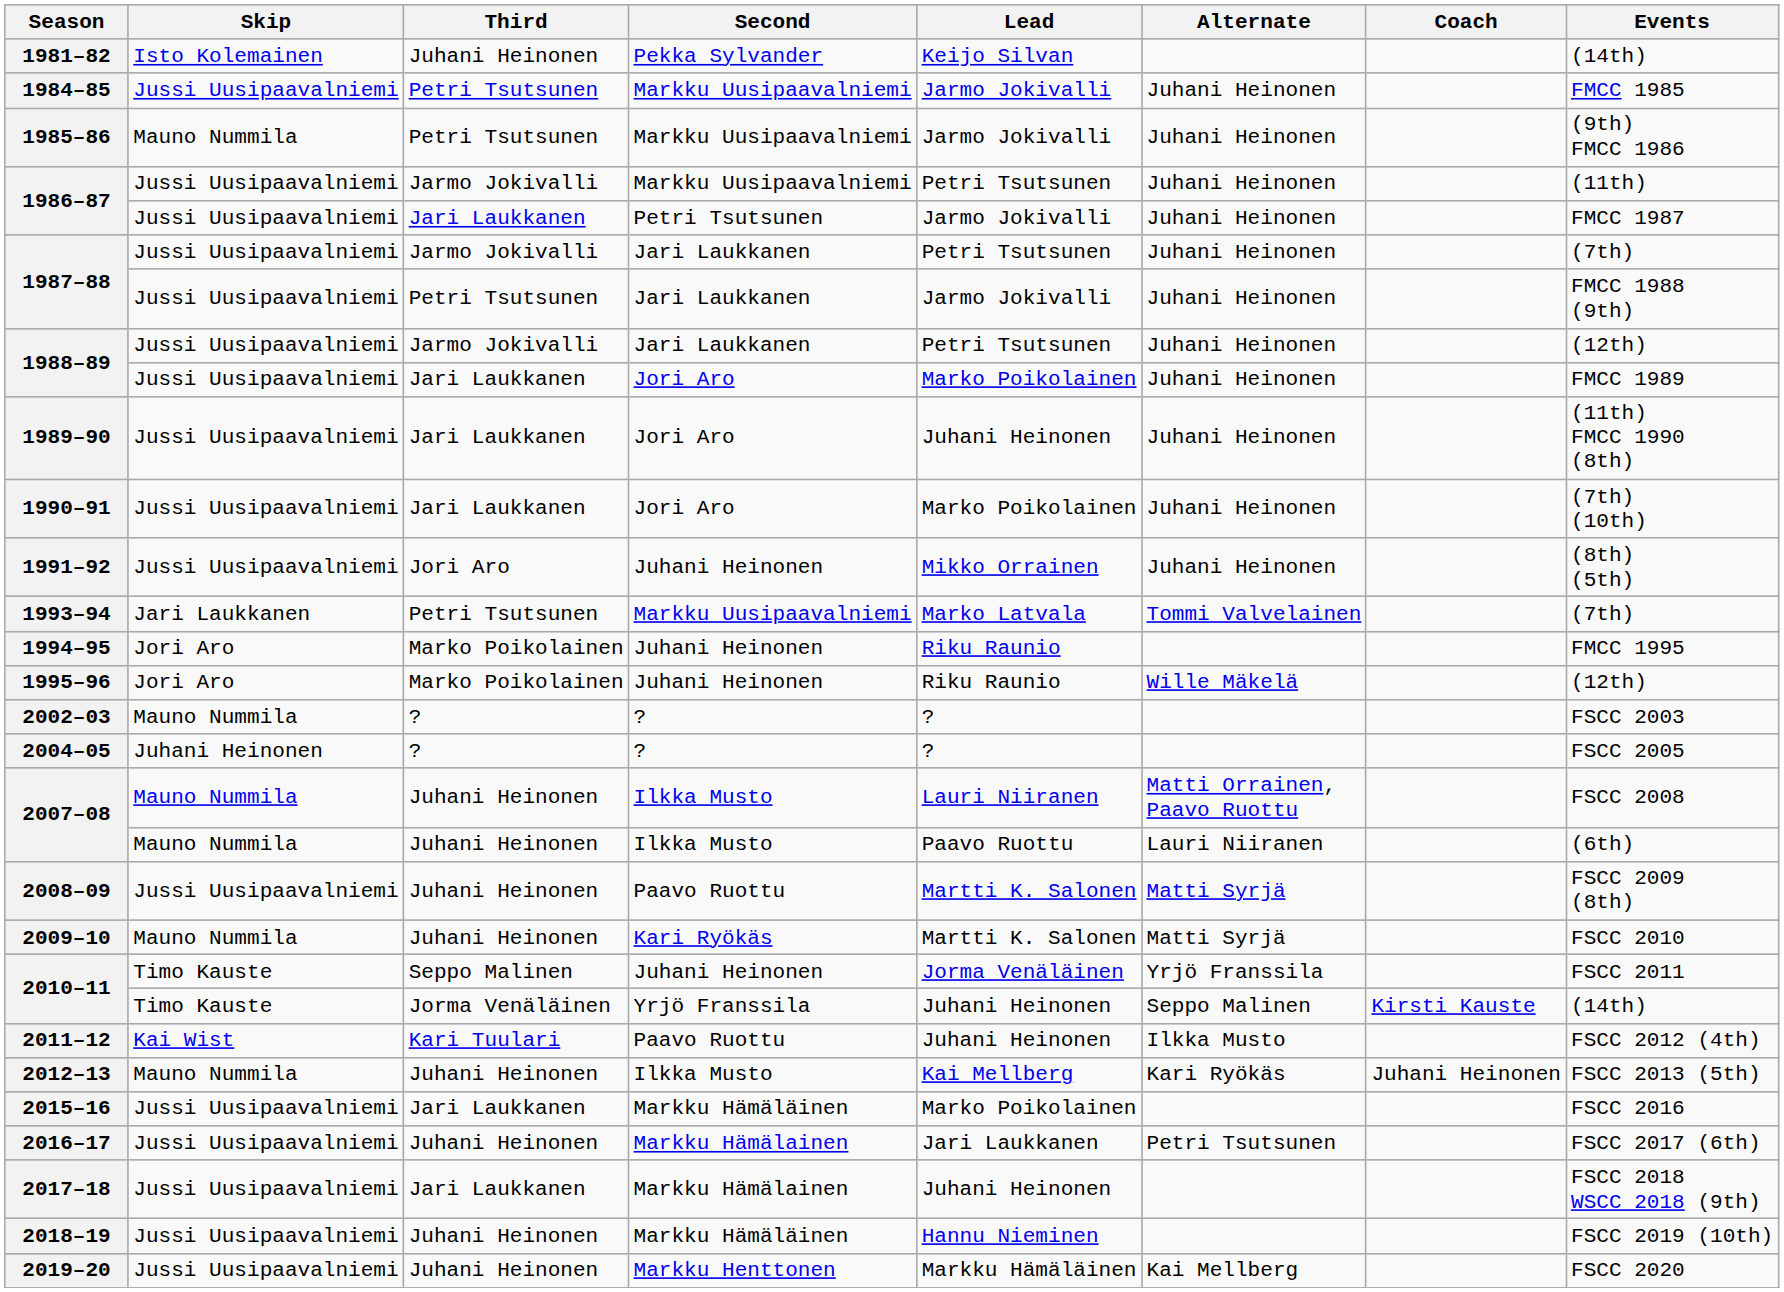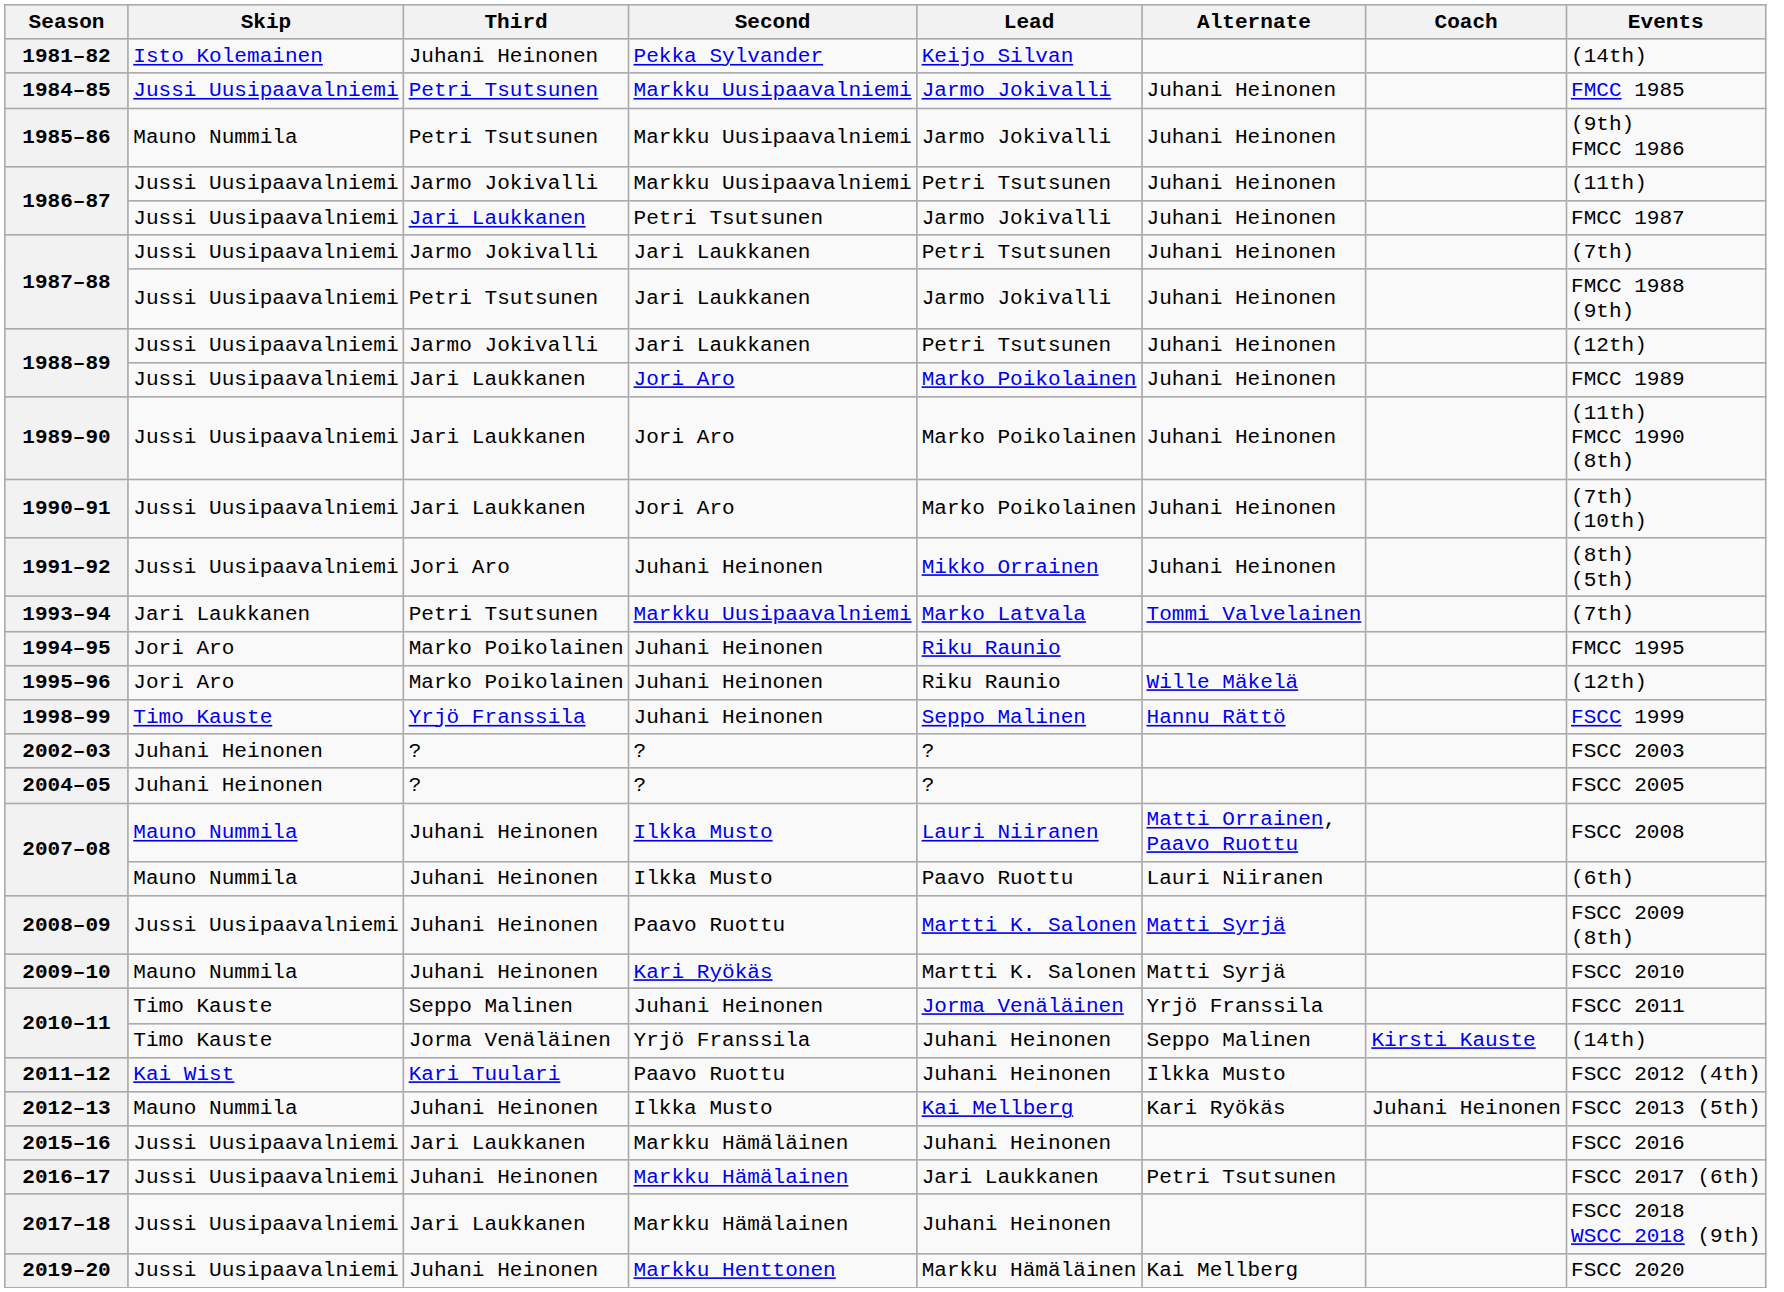(1016, 438) Juhani Heinonen -> (1029, 438) Marko Poikolainen
+ row: (67, 717)
(215, 717) Mauno Nummila -> (228, 751) Juhani Heinonen
(1029, 1109) Marko Poikolainen -> (1016, 1143) Juhani Heinonen
- row: (67, 1236)
